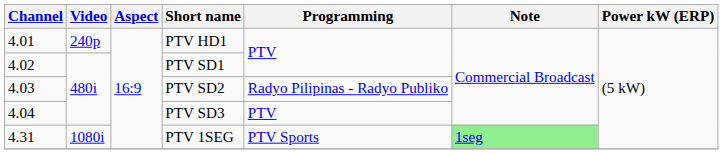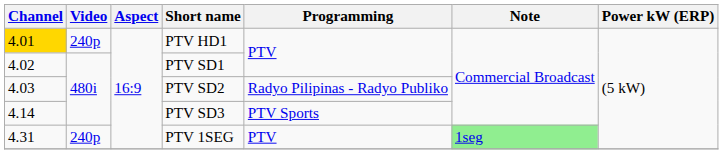(21, 40) no background -> (21, 40) gold background
(21, 112) 4.04 -> (21, 112) 4.14
(262, 112) PTV -> (283, 112) PTV Sports
(87, 137) 1080i -> (85, 137) 240p
(283, 137) PTV Sports -> (262, 137) PTV
